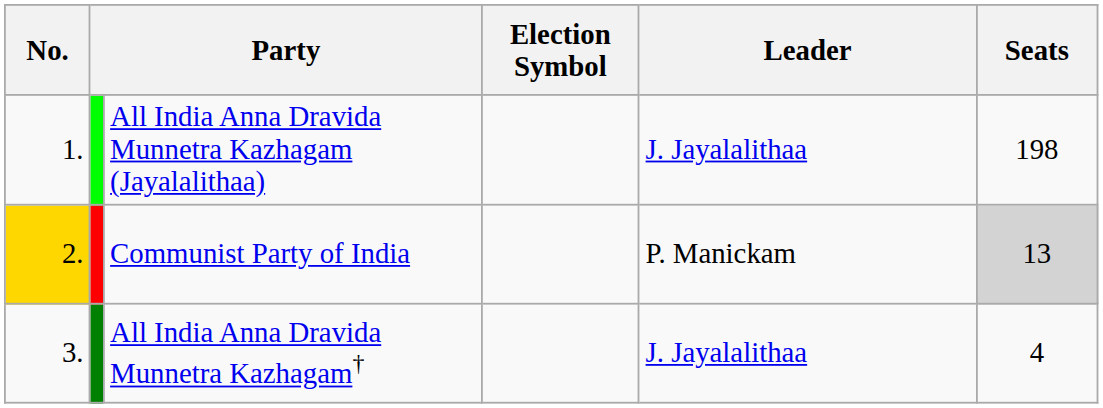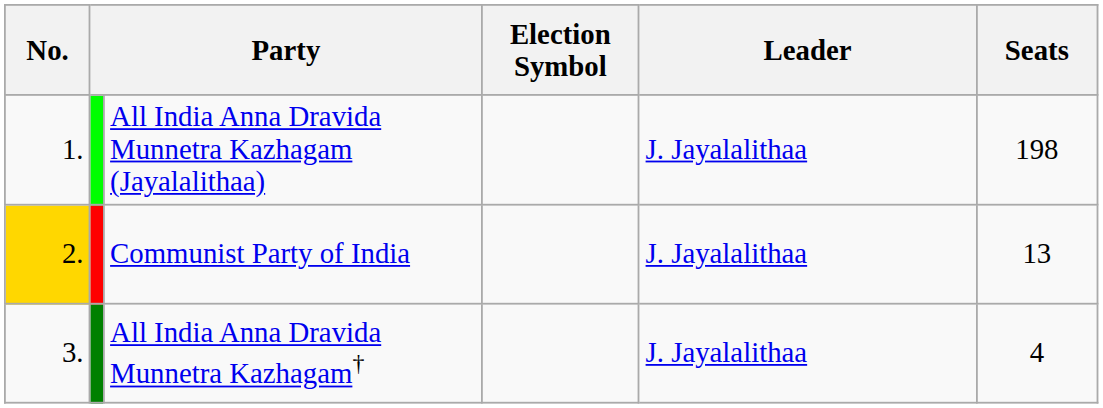(721, 254) P. Manickam -> (726, 254) J. Jayalalithaa
(1037, 254) lightgrey background -> (1037, 254) no background
